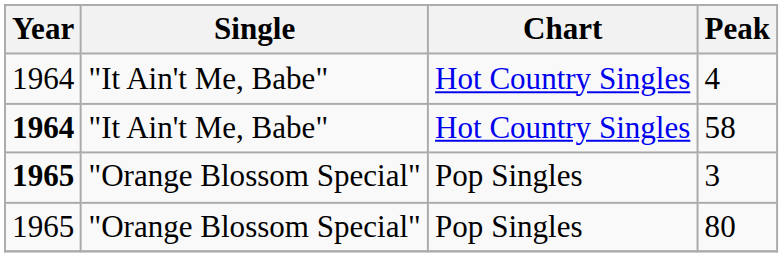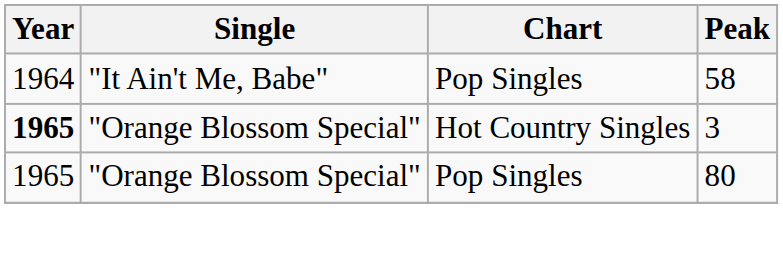- row: (712, 78)
(43, 127) bold -> (43, 78) normal
(563, 127) Hot Country Singles -> (509, 78) Pop Singles
(509, 176) Pop Singles -> (563, 127) Hot Country Singles
